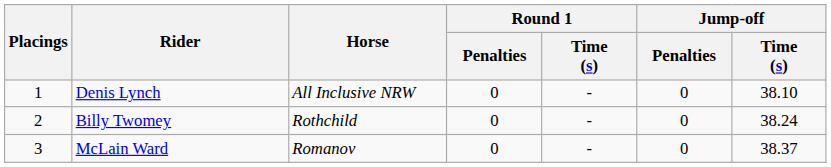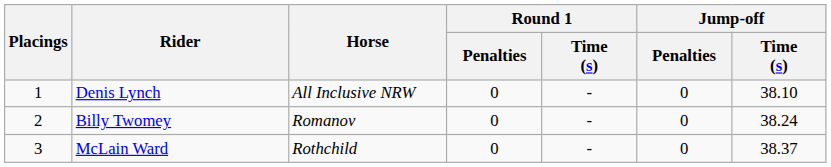(325, 121) Rothchild -> (324, 121) Romanov
(324, 148) Romanov -> (325, 148) Rothchild
